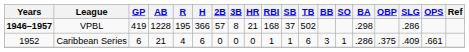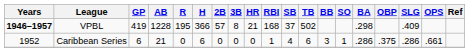(411, 25) .286 -> (411, 25) .409
(183, 40) 4 -> (183, 40) 0
(290, 40) 1 -> (290, 40) 4
(411, 40) .409 -> (411, 40) .286
